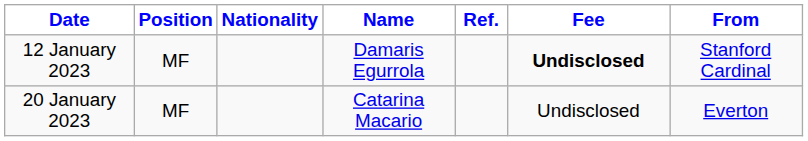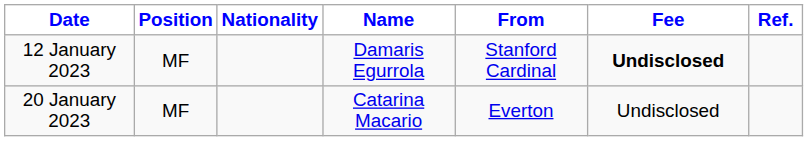columns swapped: (736, 20) <-> (481, 20)
